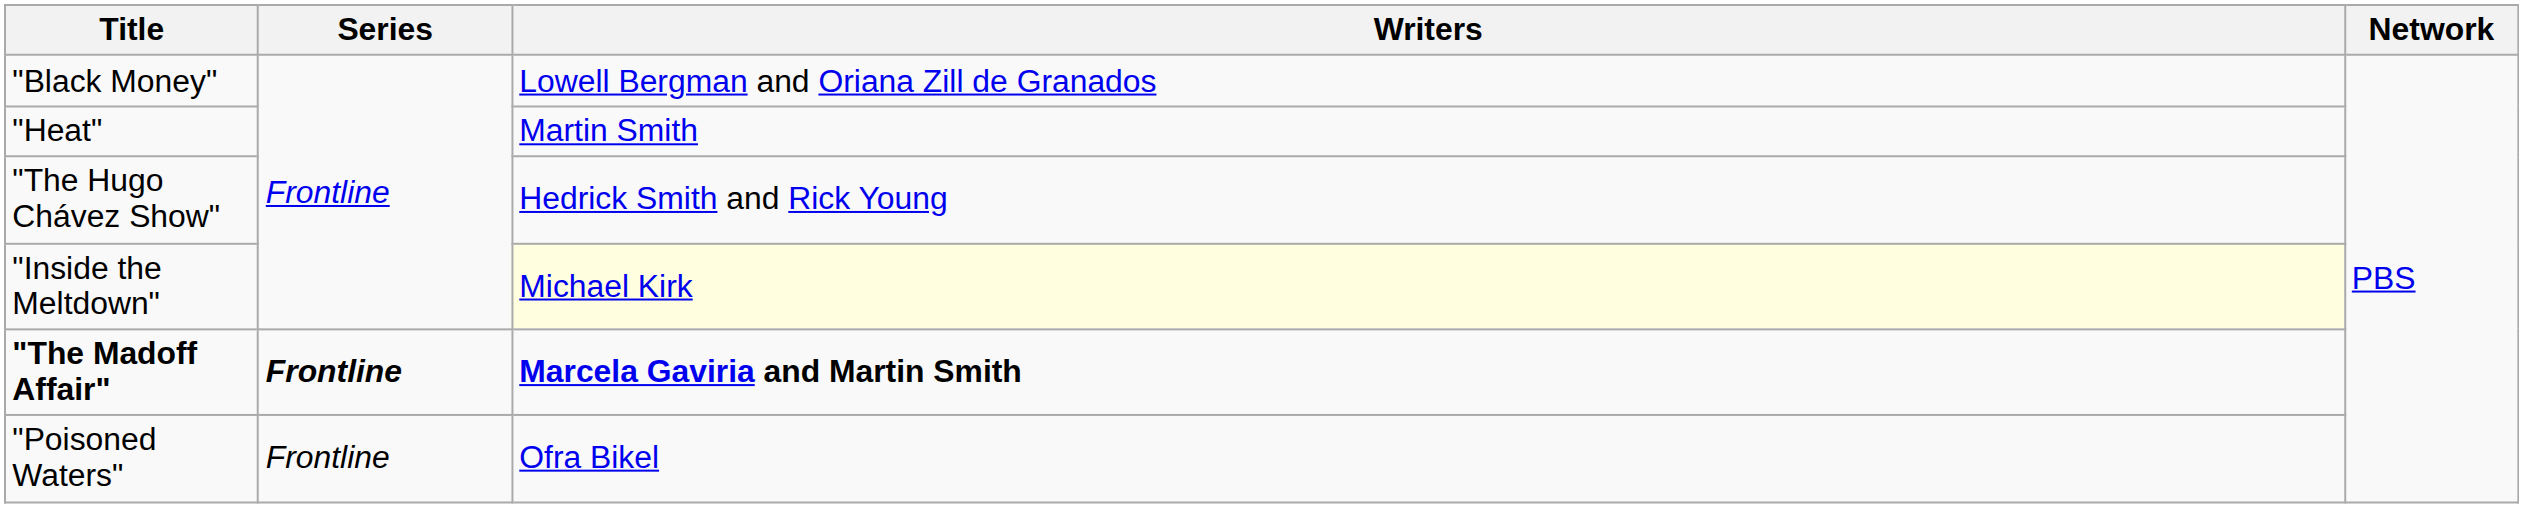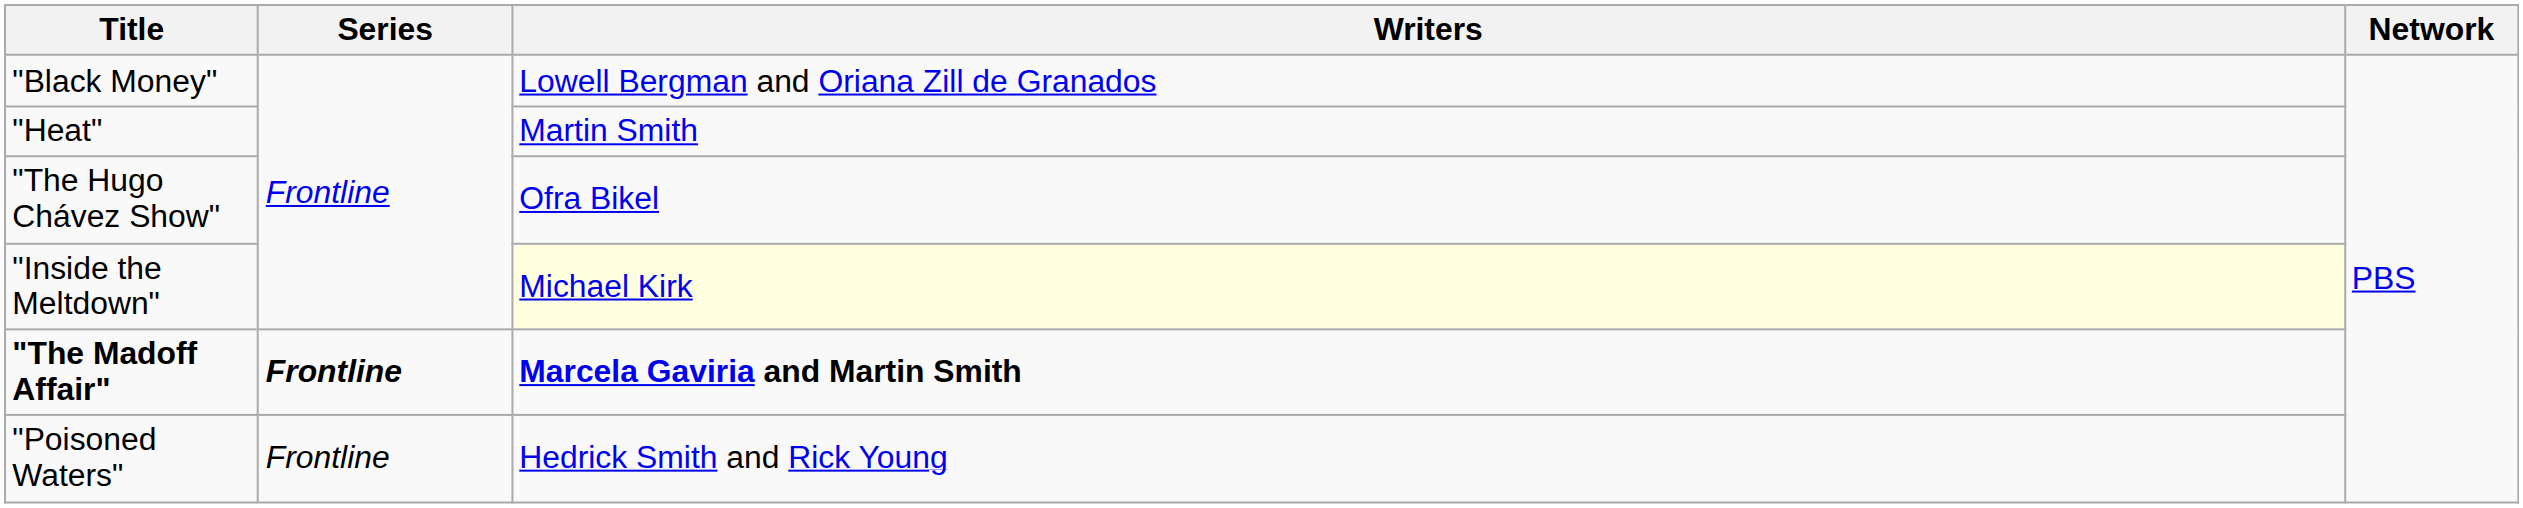(733, 199) Hedrick Smith and Rick Young -> (589, 199) Ofra Bikel
(589, 458) Ofra Bikel -> (733, 458) Hedrick Smith and Rick Young
